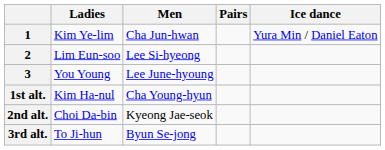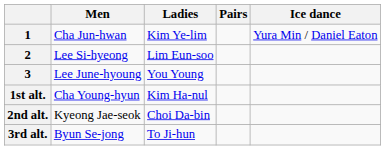columns swapped: (170, 14) <-> (87, 14)
